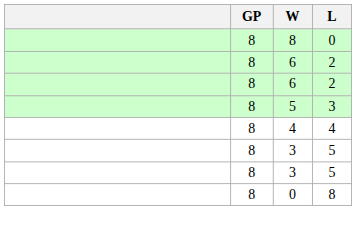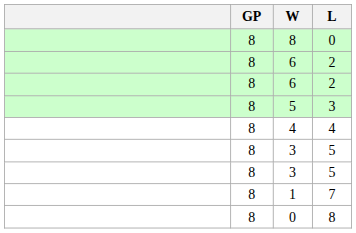+ row: (293, 194)
